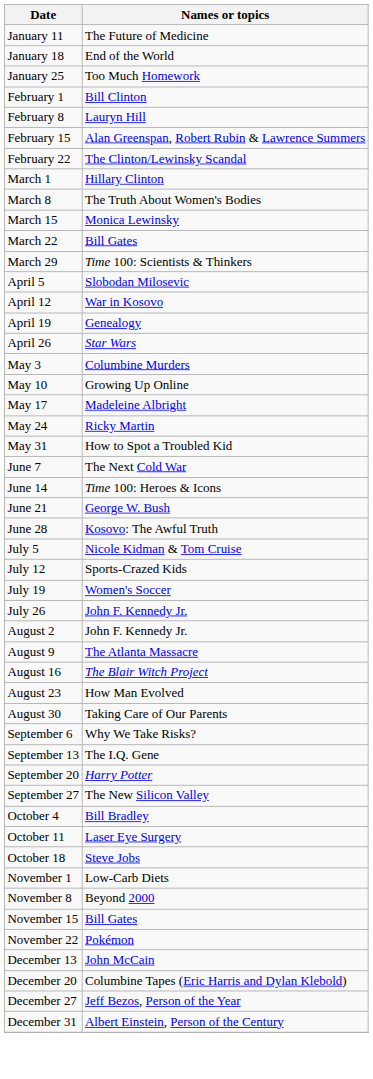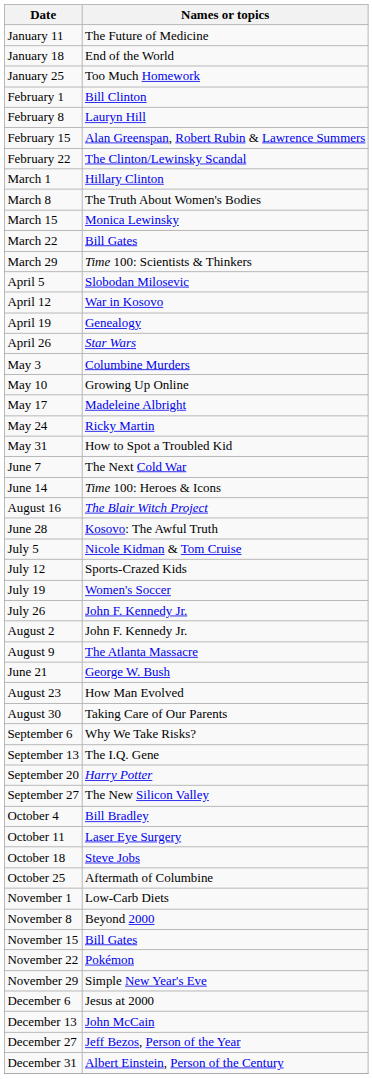rows swapped: (27, 508) <-> (34, 672)
+ row: (36, 878)
+ row: (43, 980)
+ row: (39, 1001)
- row: (42, 980)
